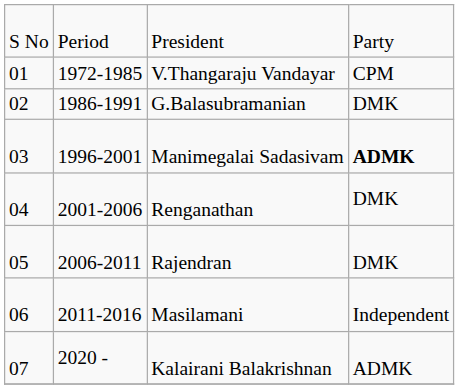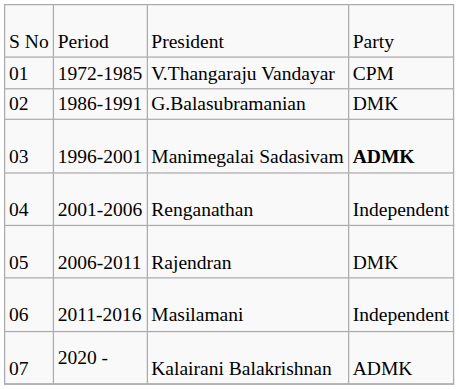(375, 198) DMK -> (401, 209) Independent
